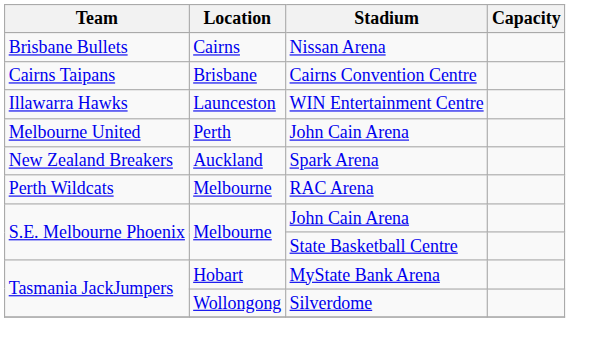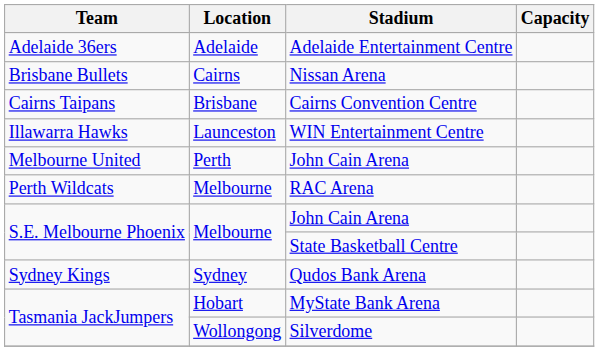+ row: (63, 47)
- row: (91, 160)
+ row: (59, 274)
